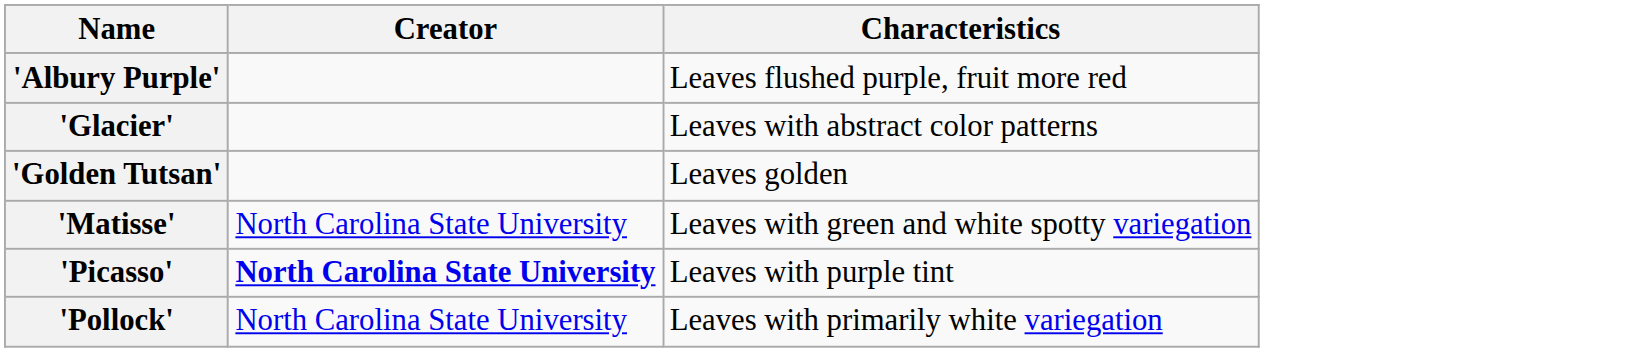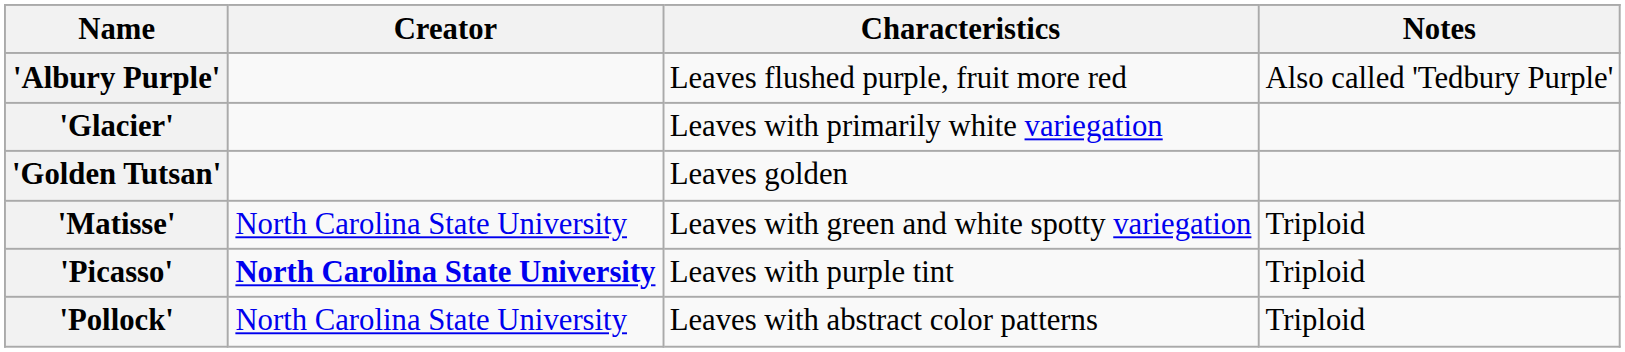+ column: (1439, 28)
(884, 126) Leaves with abstract color patterns -> (916, 126) Leaves with primarily white variegation
(916, 321) Leaves with primarily white variegation -> (884, 321) Leaves with abstract color patterns
